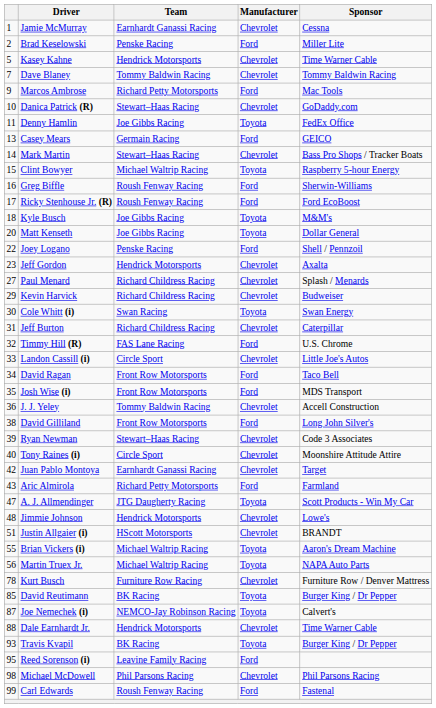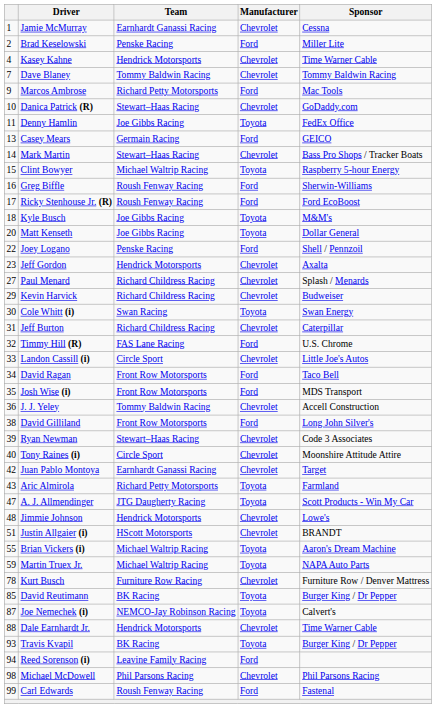(9, 59) 5 -> (9, 59) 4
(249, 486) Ford -> (253, 486) Toyota
(11, 565) 56 -> (11, 565) 59
(11, 659) 95 -> (11, 659) 94
